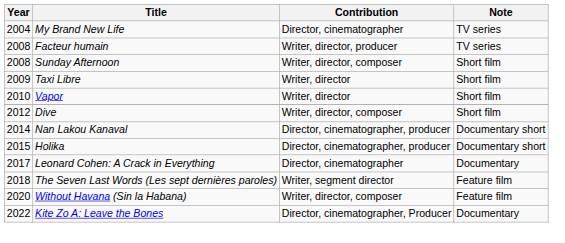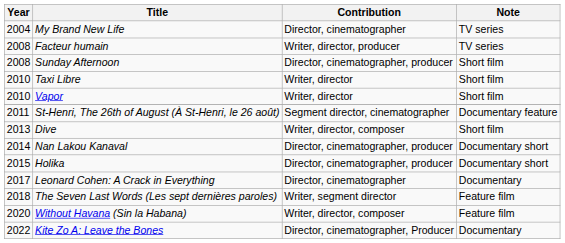(342, 63) Writer, director, composer -> (369, 63) Director, cinematographer, producer
(19, 79) 2009 -> (19, 79) 2010
+ row: (157, 113)
(19, 113) 2012 -> (19, 130) 2013
